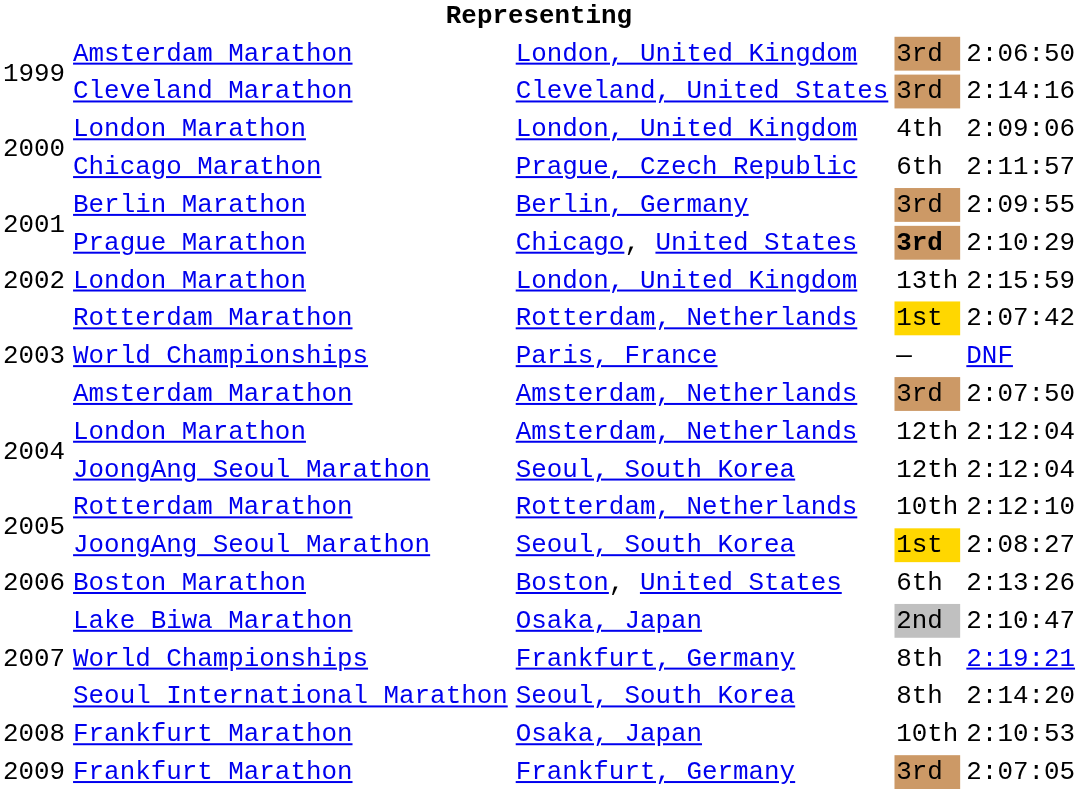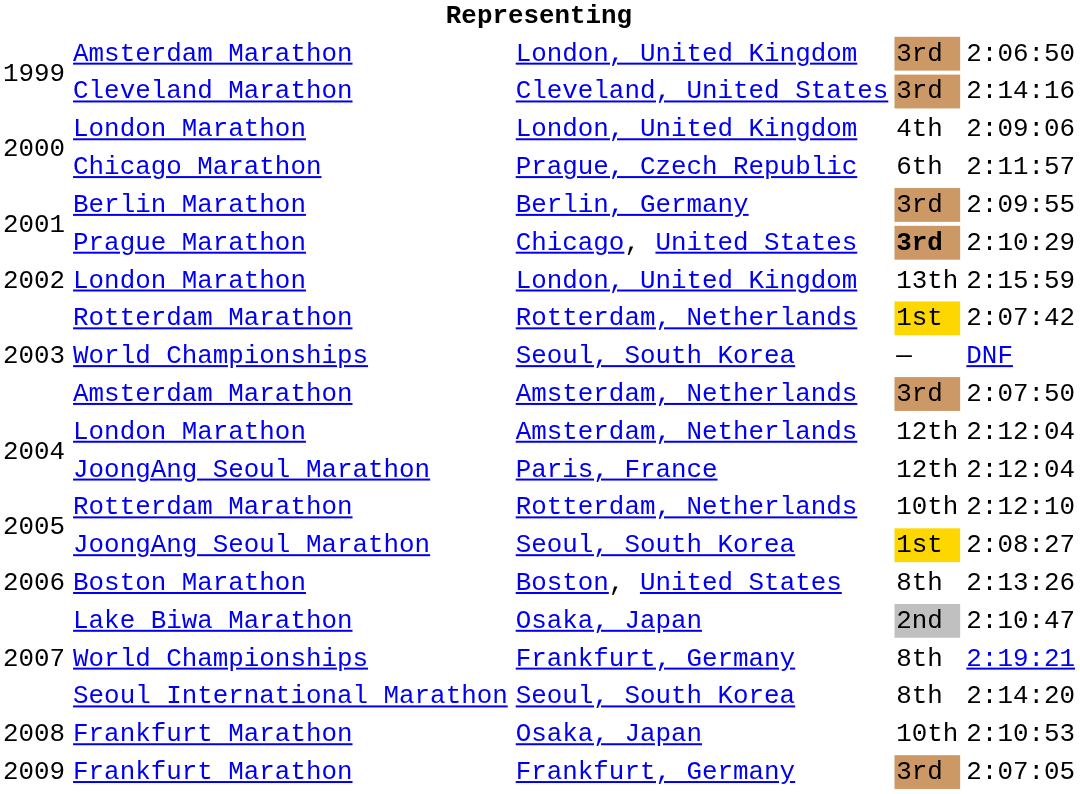(617, 356) Paris, France -> (655, 356) Seoul, South Korea
(655, 470) Seoul, South Korea -> (617, 470) Paris, France
(920, 583) 6th -> (920, 583) 8th
